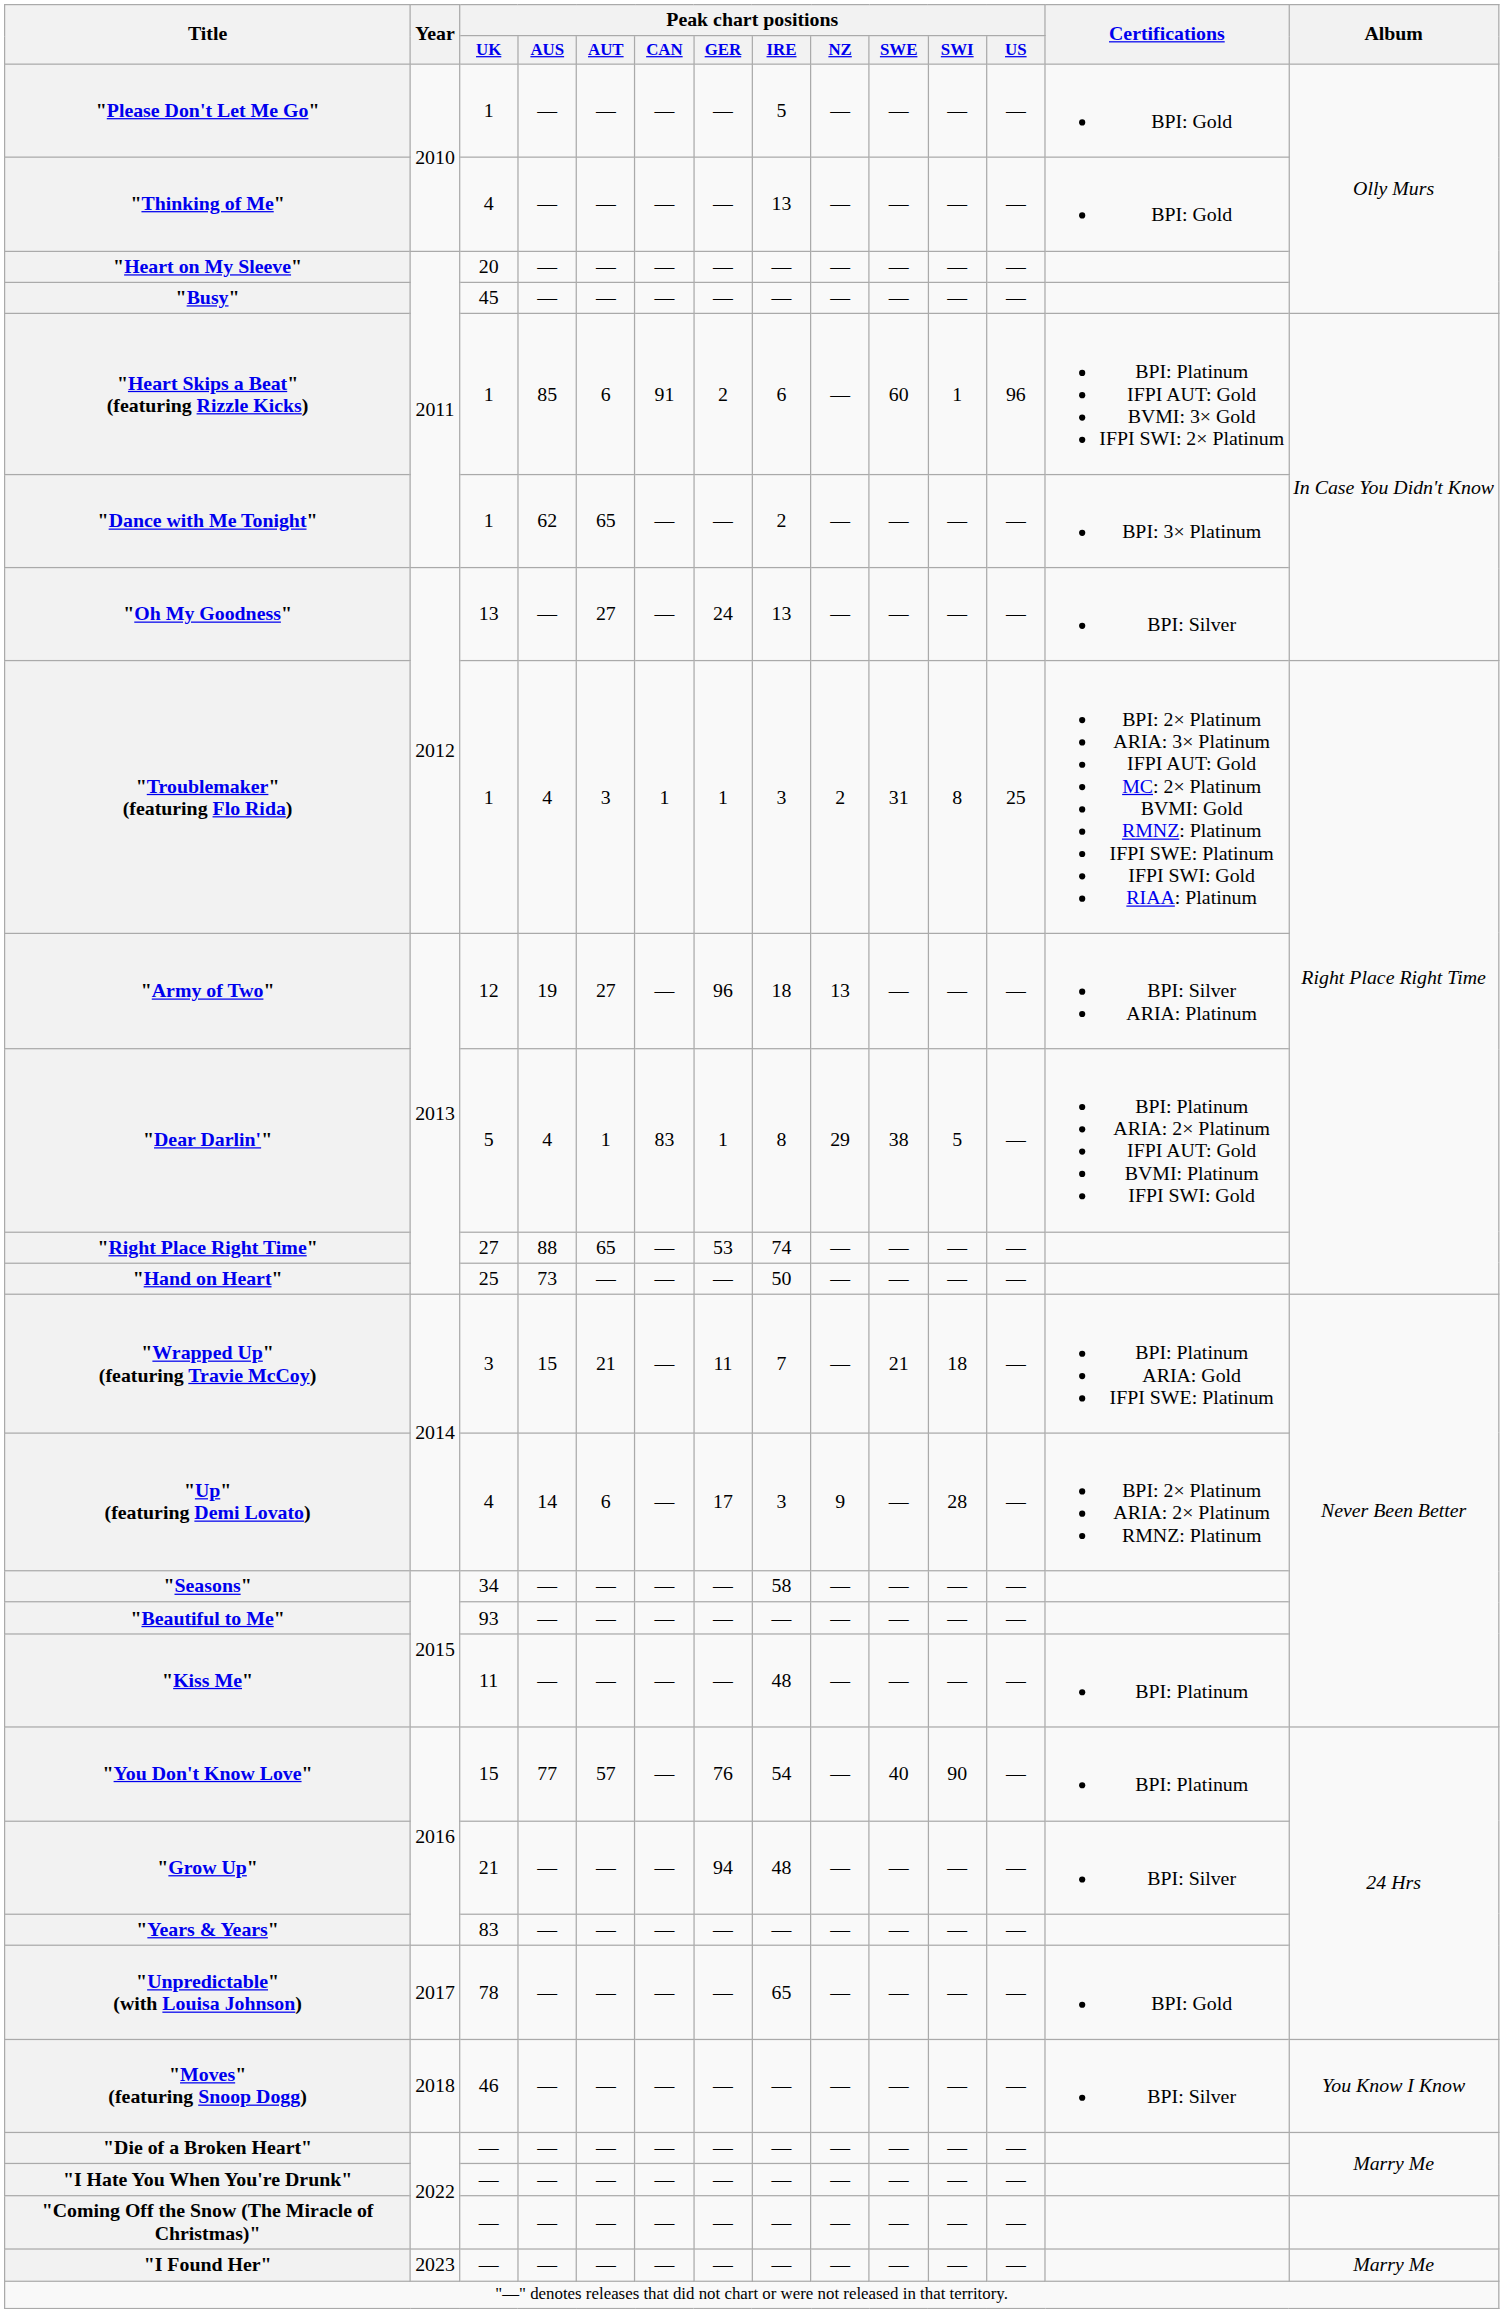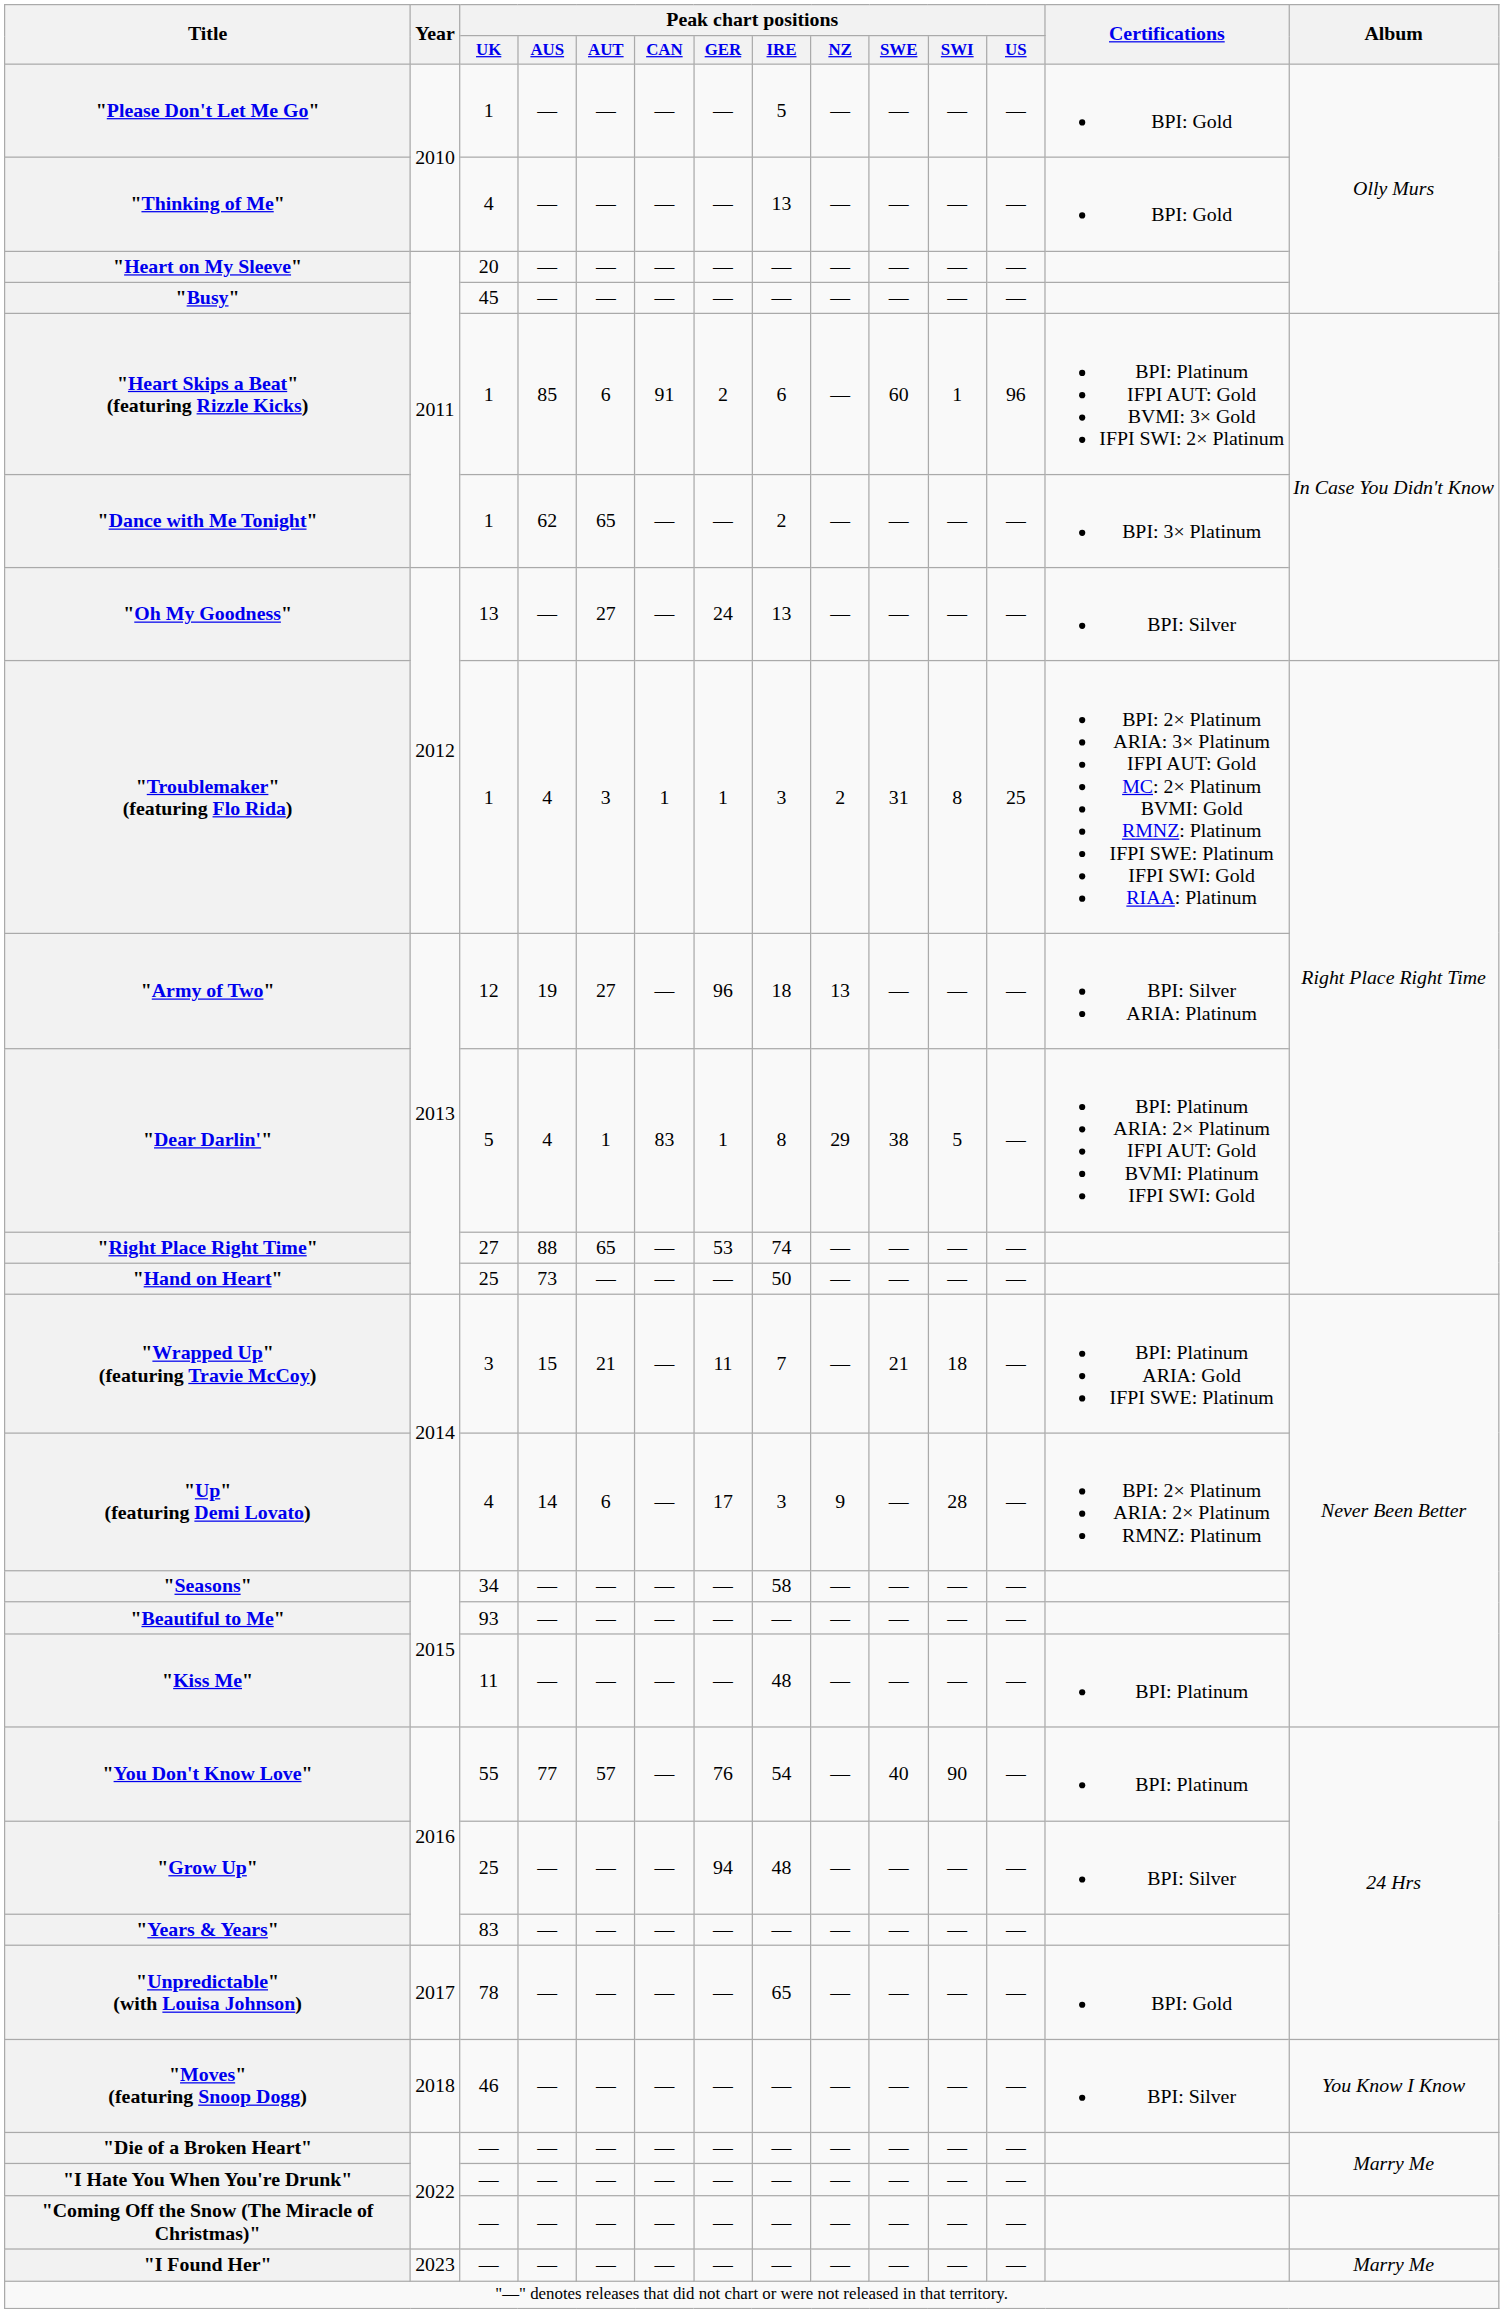(489, 1773) 15 -> (489, 1773) 55
(489, 1867) 21 -> (489, 1867) 25
